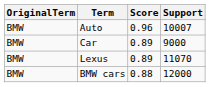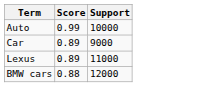- column: (41, 12)
(141, 28) 0.96 -> (68, 28) 0.99
(177, 28) 10007 -> (104, 28) 10000
(177, 58) 11070 -> (104, 58) 11000
